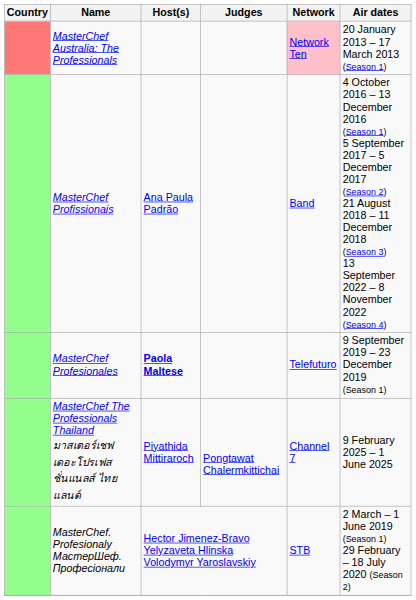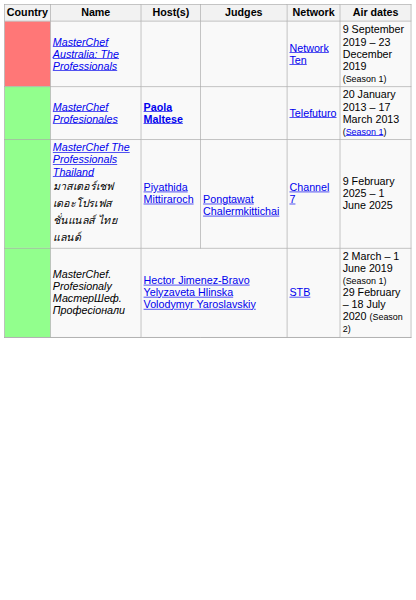(309, 48) pink background -> (309, 54) no background
(371, 48) 20 January 2013 – 17 March 2013 (Season 1) -> (373, 54) 9 September 2019 – 23 December 2019 (Season 1)
- row: (83, 203)
(373, 365) 9 September 2019 – 23 December 2019 (Season 1) -> (371, 113) 20 January 2013 – 17 March 2013 (Season 1)
